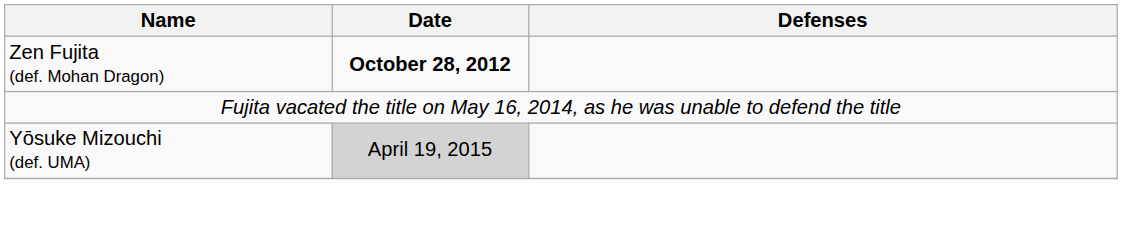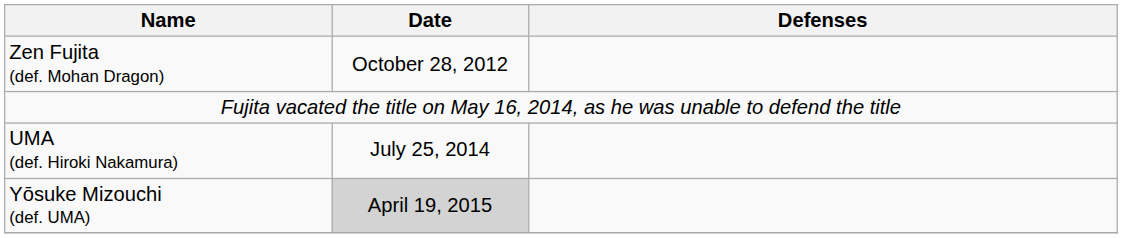(430, 63) bold -> (430, 63) normal
+ row: (94, 150)
